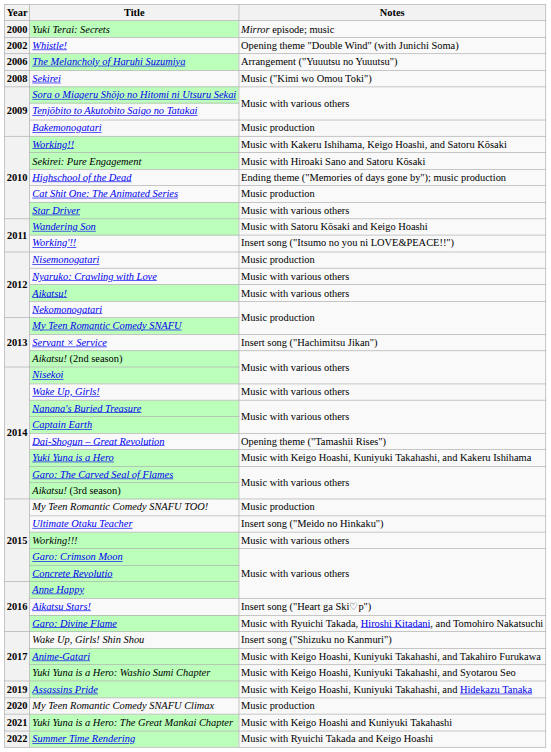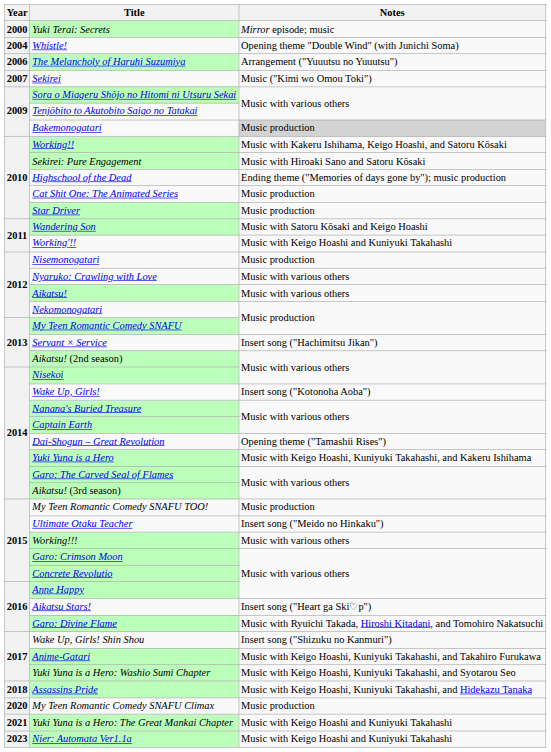(17, 45) 2002 -> (17, 45) 2004
(17, 78) 2008 -> (17, 78) 2007
(278, 128) no background -> (278, 128) lightgrey background
(295, 210) Music with various others -> (278, 210) Music production
(348, 243) Insert song ("Itsumo no you ni LOVE&PEACE!!") -> (347, 243) Music with Keigo Hoashi and Kuniyuki Takahashi
(295, 392) Music with various others -> (306, 392) Insert song ("Kotonoha Aoba")
(17, 689) 2019 -> (17, 689) 2018
- row: (84, 739)
+ row: (82, 739)
